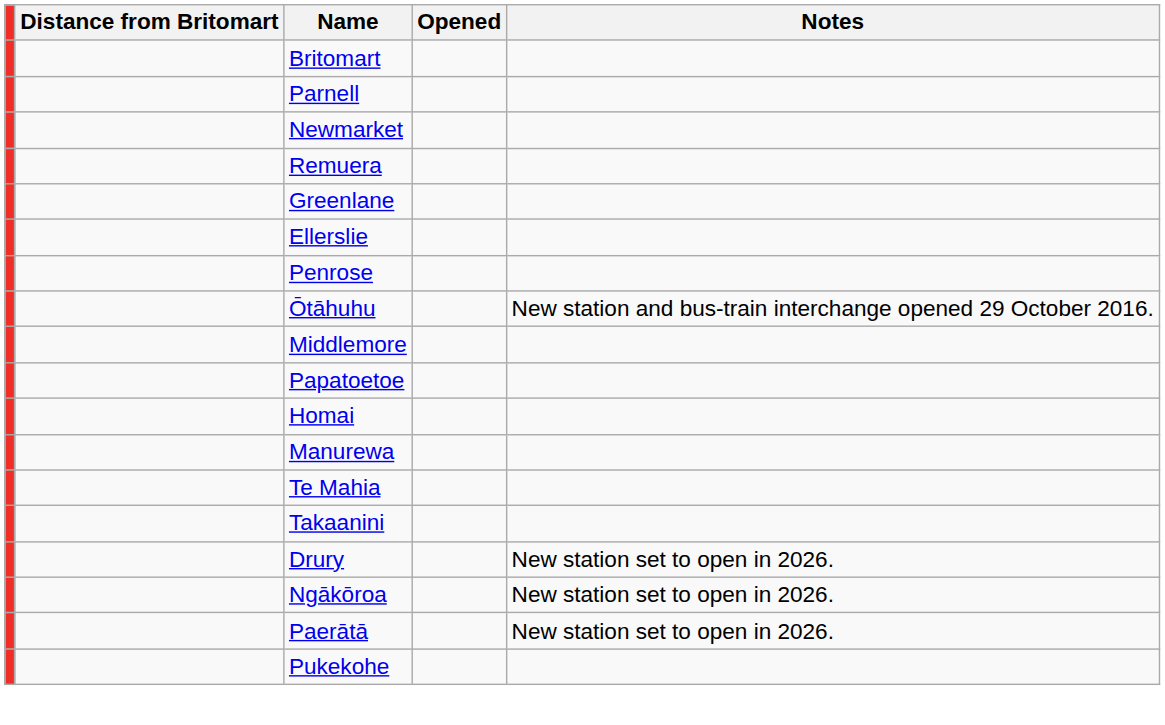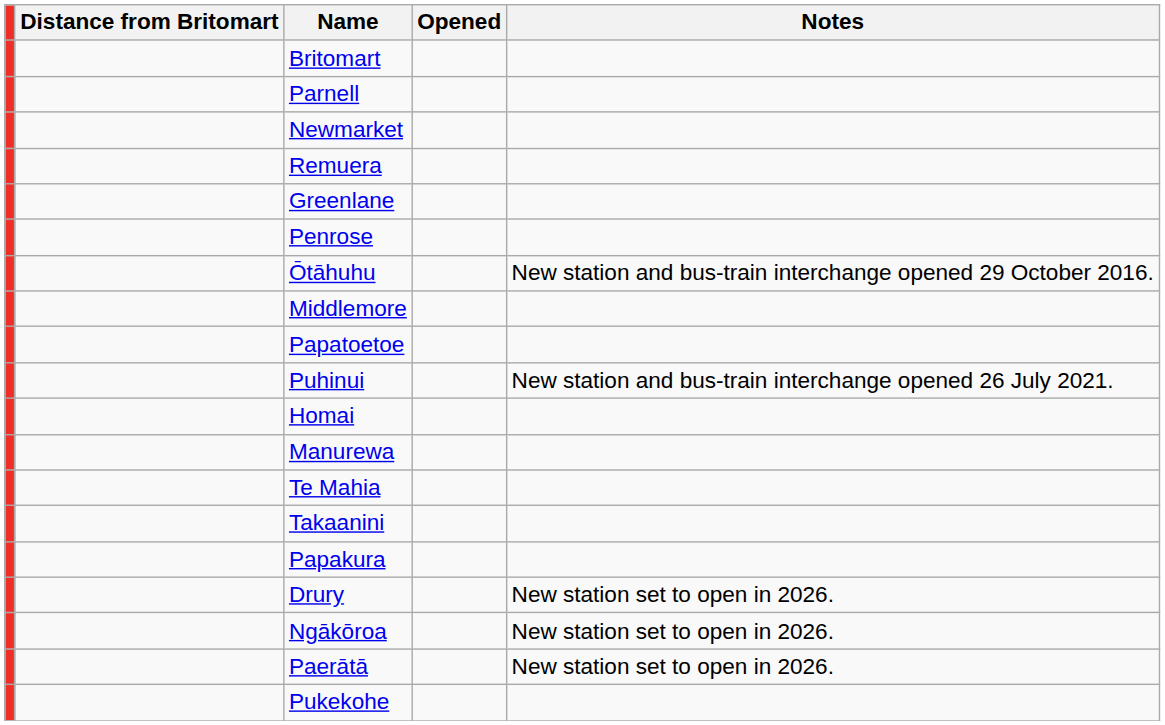- row: (328, 237)
+ row: (327, 380)
+ row: (337, 559)
